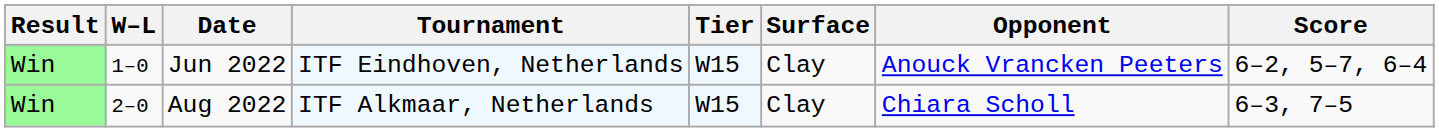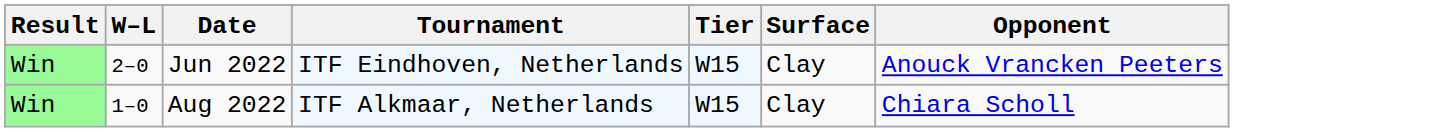- column: (1331, 25)
(130, 66) 1–0 -> (130, 66) 2–0
(130, 107) 2–0 -> (130, 107) 1–0
